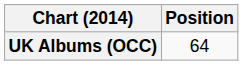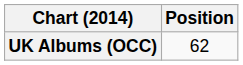(200, 45) 64 -> (200, 45) 62
